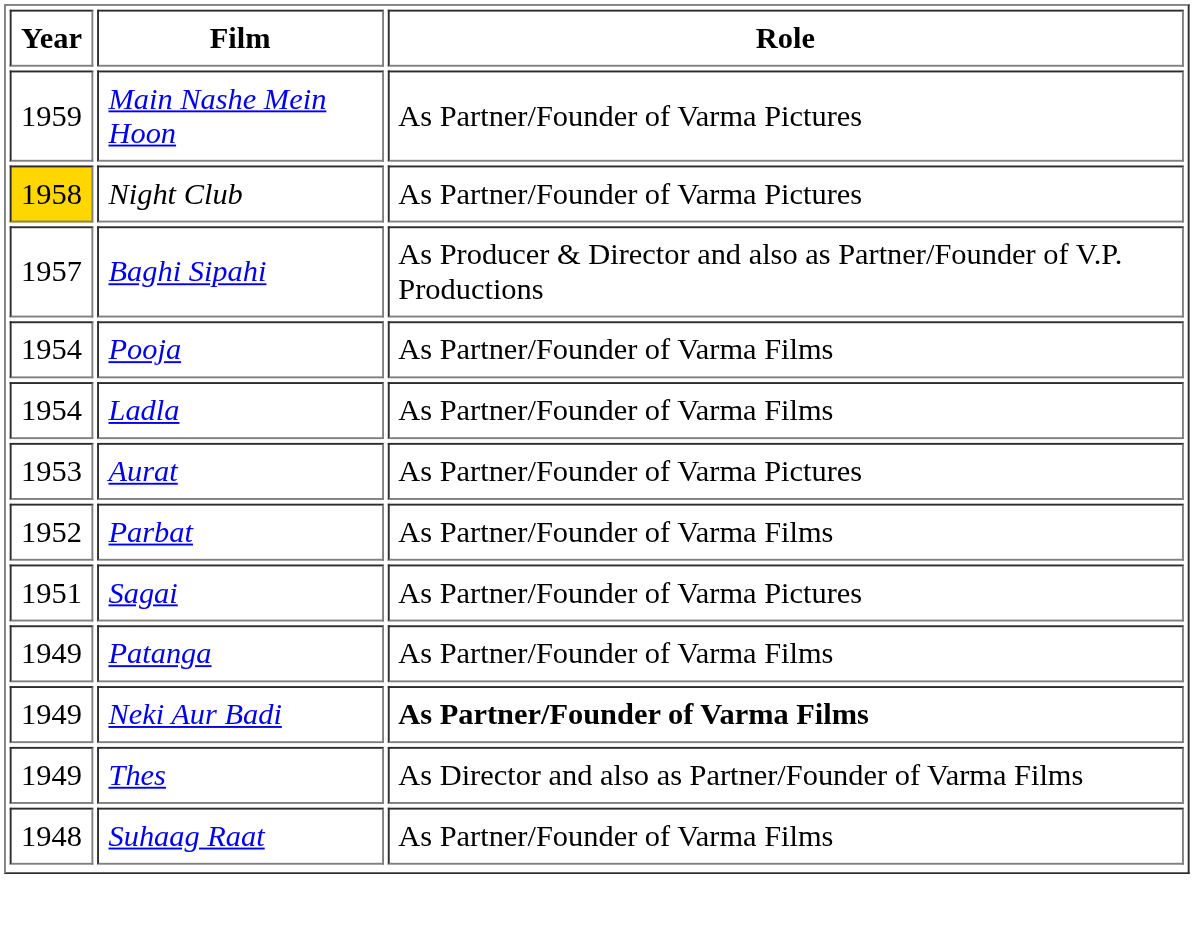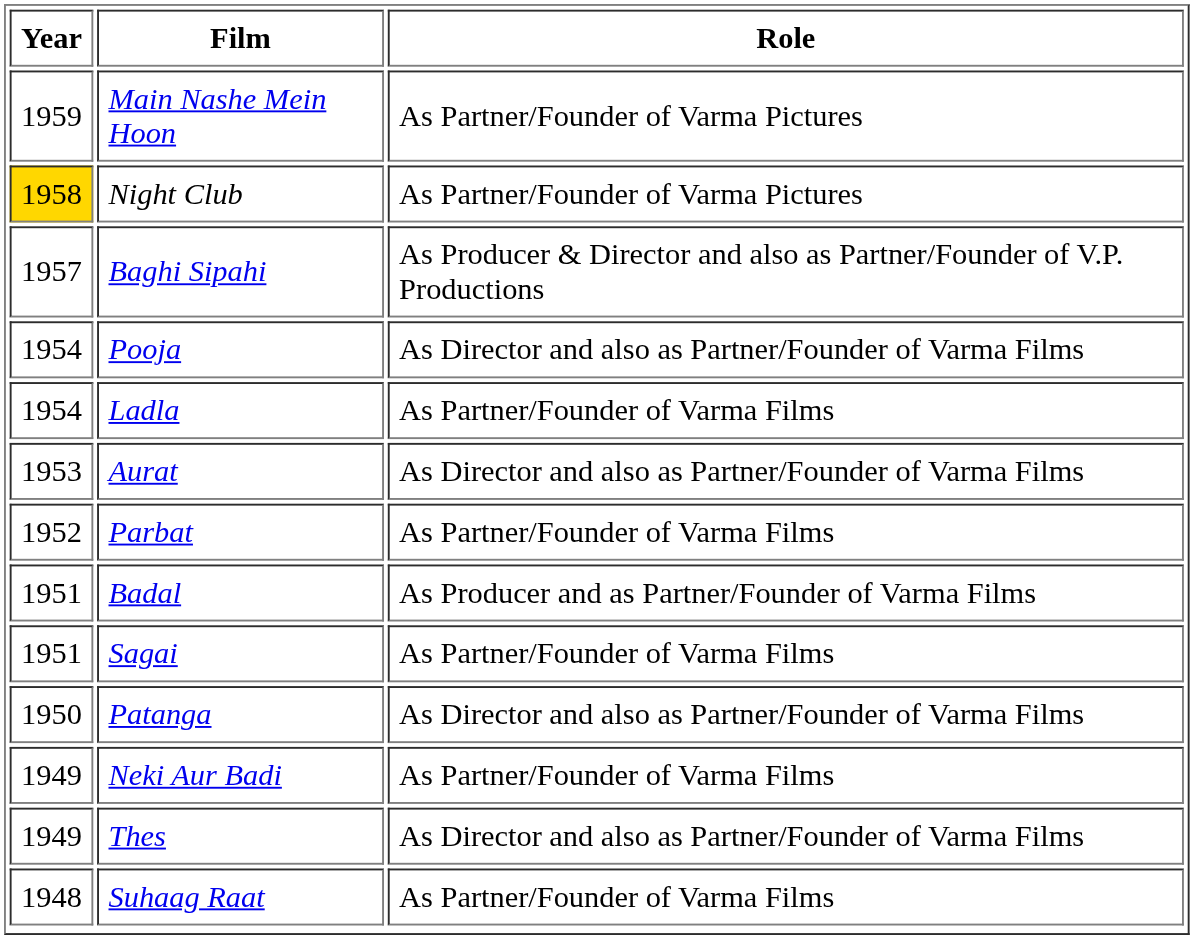(616, 349) As Partner/Founder of Varma Films -> (742, 349) As Director and also as Partner/Founder of Varma Films
(630, 470) As Partner/Founder of Varma Pictures -> (742, 470) As Director and also as Partner/Founder of Varma Films
+ row: (145, 592)
(630, 592) As Partner/Founder of Varma Pictures -> (617, 653) As Partner/Founder of Varma Films
(52, 653) 1949 -> (52, 714) 1950
(616, 653) As Partner/Founder of Varma Films -> (742, 714) As Director and also as Partner/Founder of Varma Films
(634, 714) bold -> (617, 774) normal
